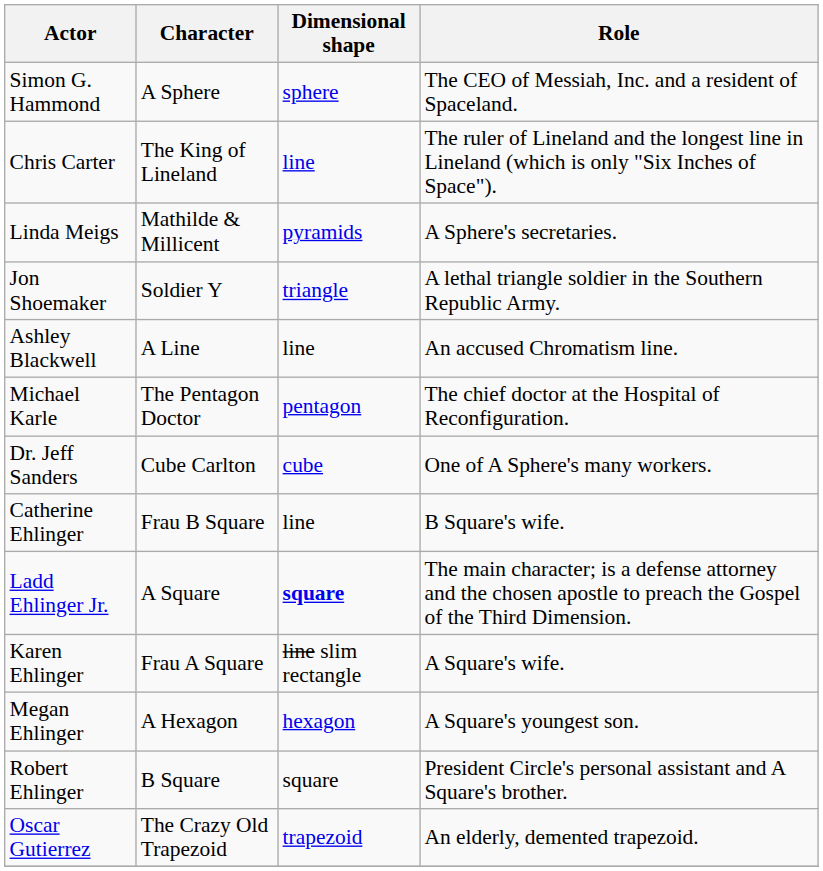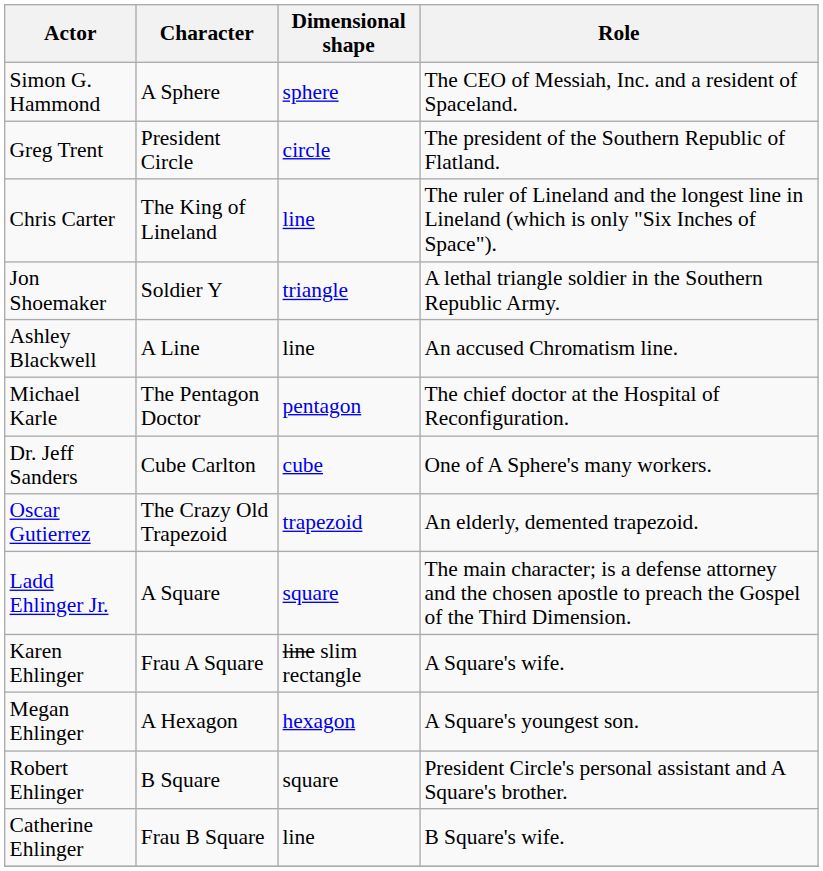+ row: (56, 149)
- row: (64, 232)
rows swapped: (50, 837) <-> (51, 522)
(313, 592) bold -> (311, 592) normal
